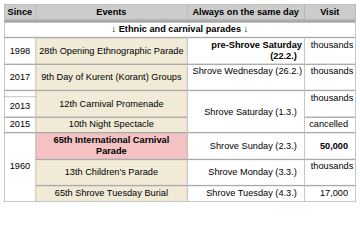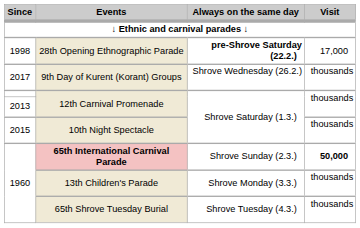(332, 50) thousands -> (337, 50) 17,000
(331, 124) cancelled -> (332, 130) thousands
(337, 193) 17,000 -> (332, 209) thousands
